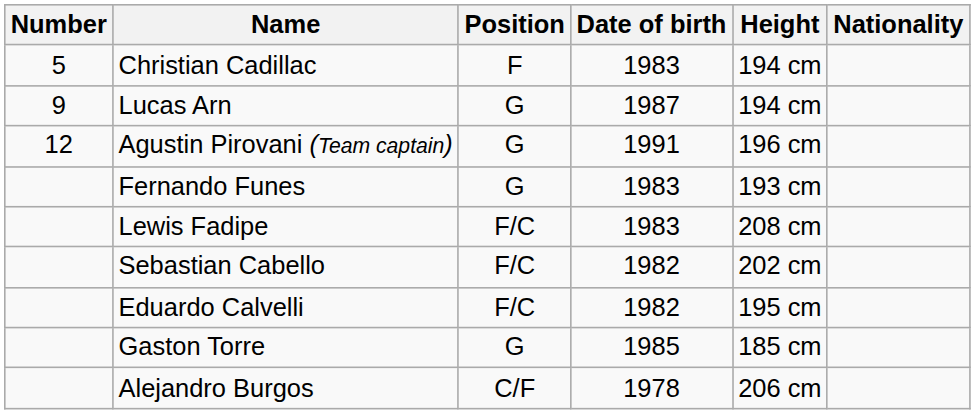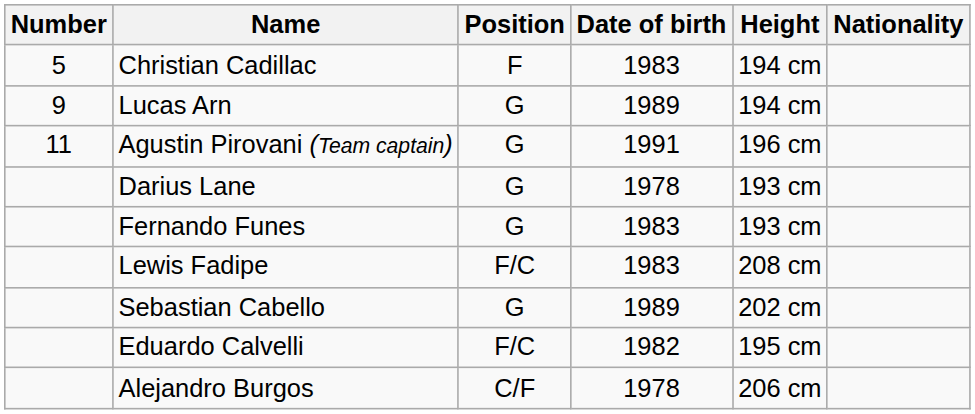(652, 105) 1987 -> (652, 105) 1989
(59, 145) 12 -> (59, 145) 11
+ row: (187, 186)
(515, 266) F/C -> (515, 307) G
(652, 266) 1982 -> (652, 307) 1989
- row: (192, 347)
